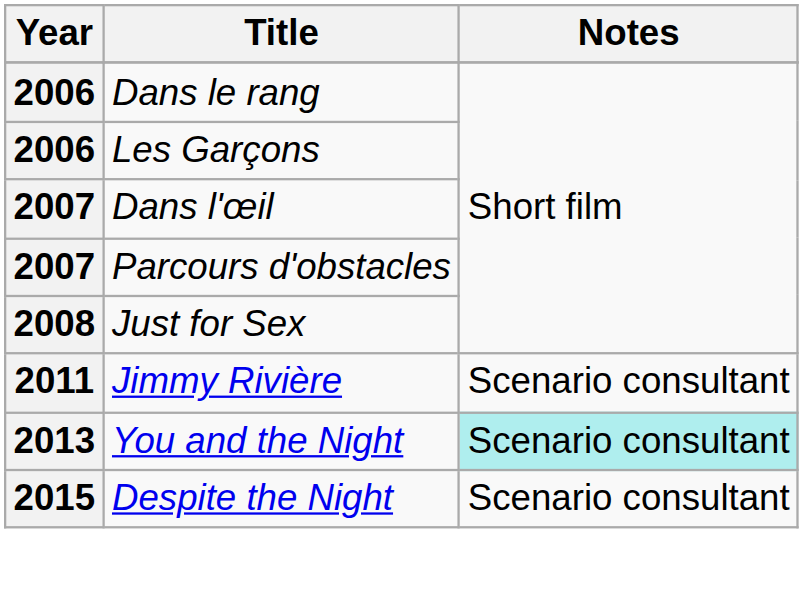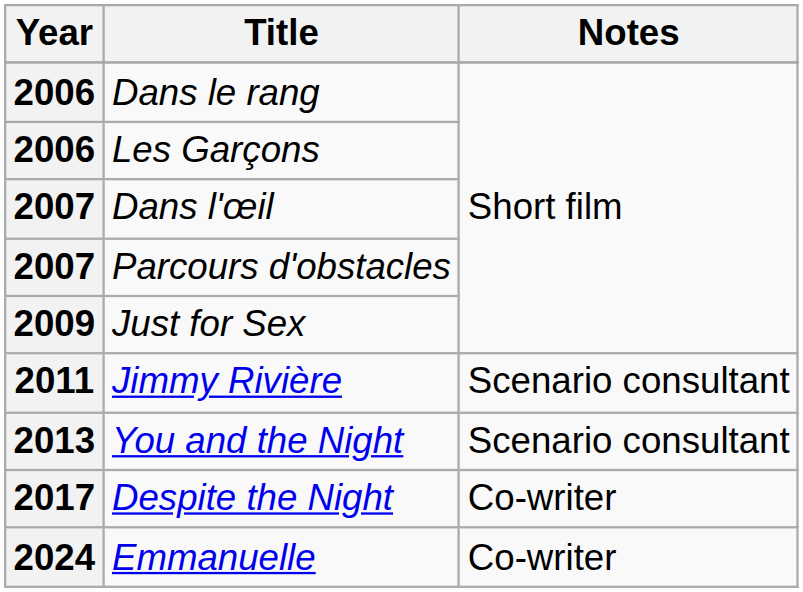(54, 324) 2008 -> (54, 324) 2009
(629, 440) paleturquoise background -> (629, 440) no background
(54, 498) 2015 -> (54, 498) 2017
(629, 498) Scenario consultant -> (542, 498) Co-writer
+ row: (214, 556)
